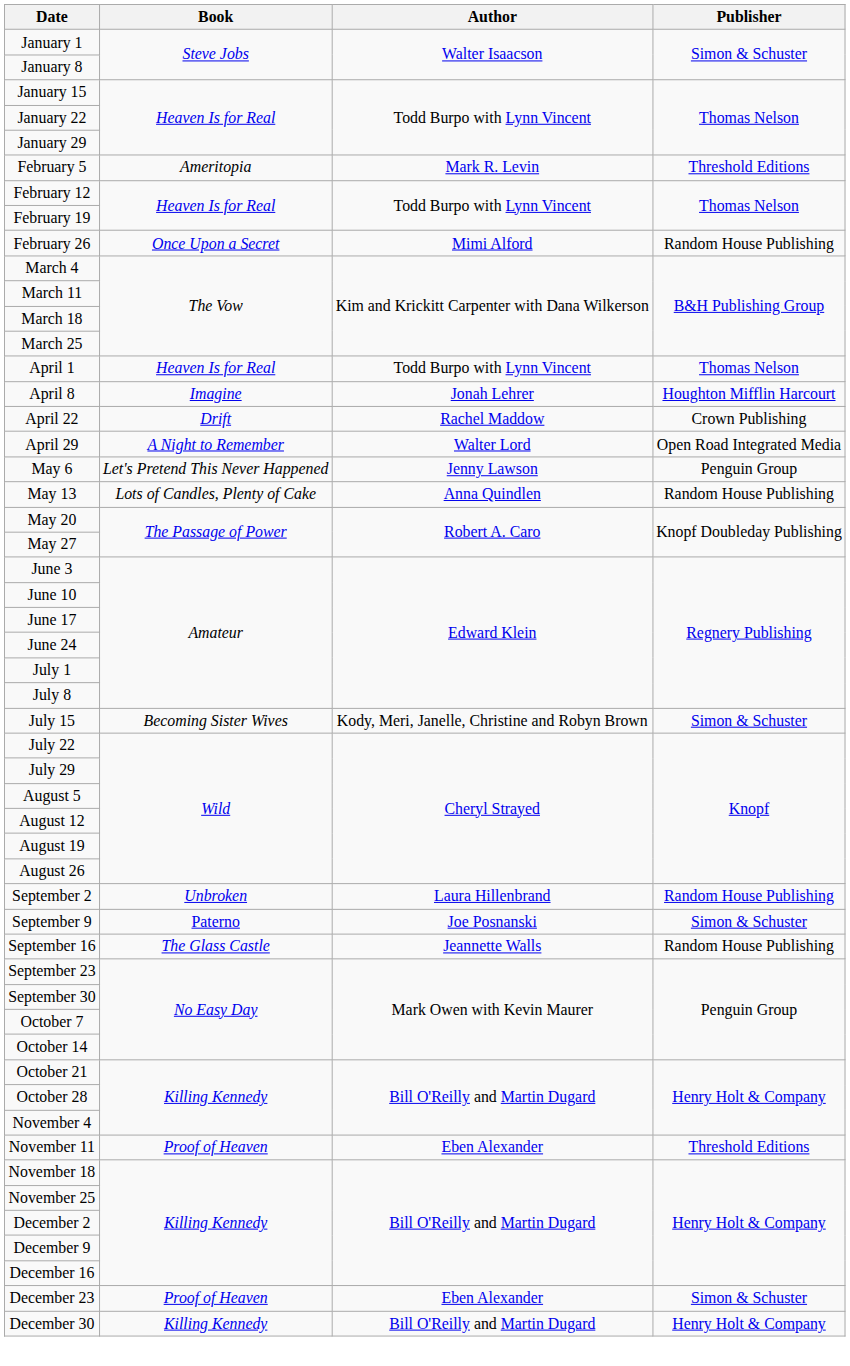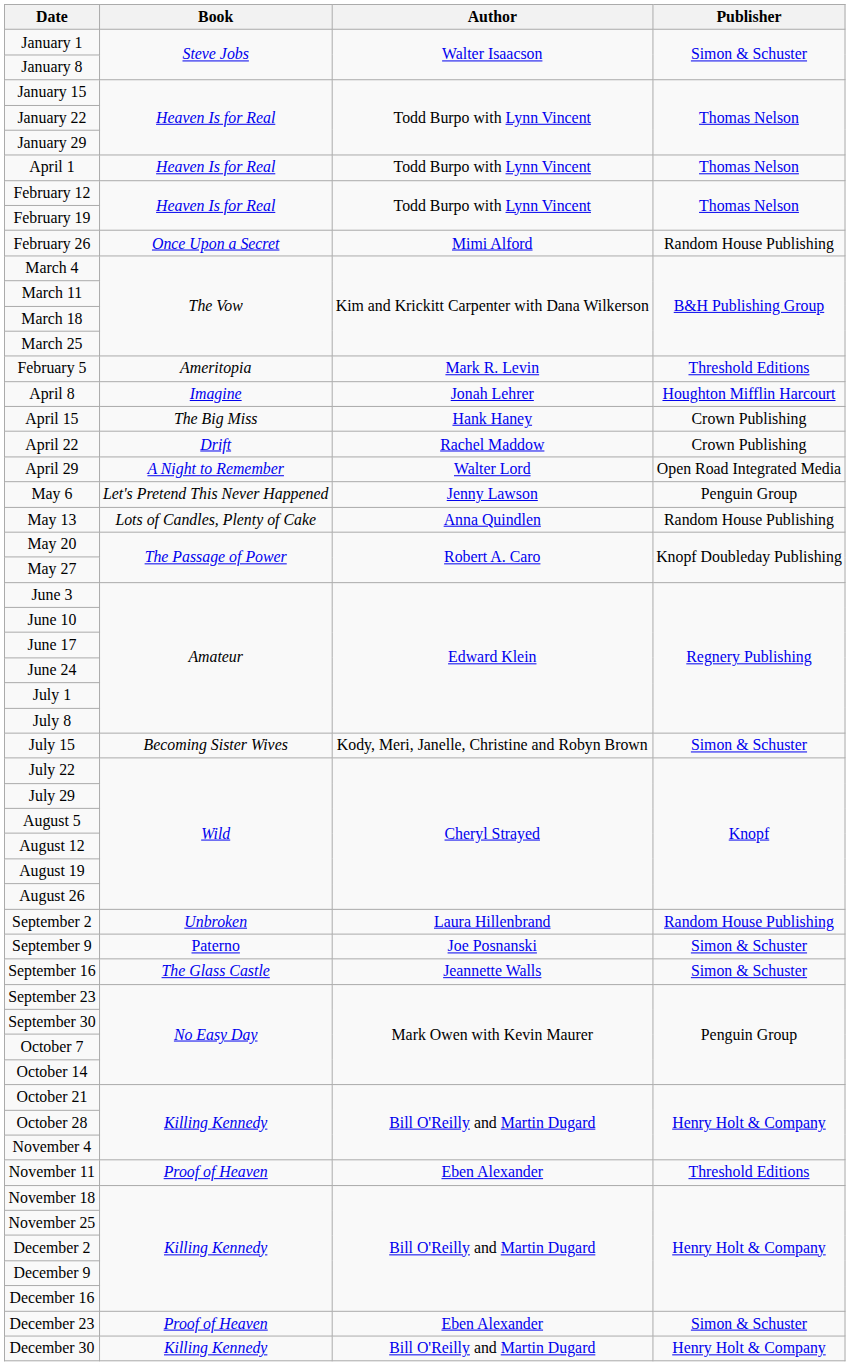rows swapped: (52, 167) <-> (52, 368)
+ row: (52, 419)
(749, 946) Random House Publishing -> (749, 971) Simon & Schuster
